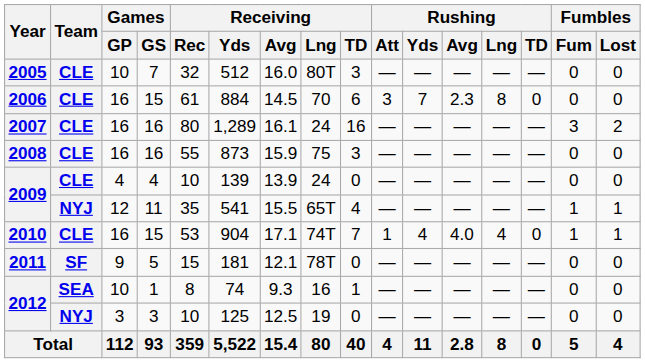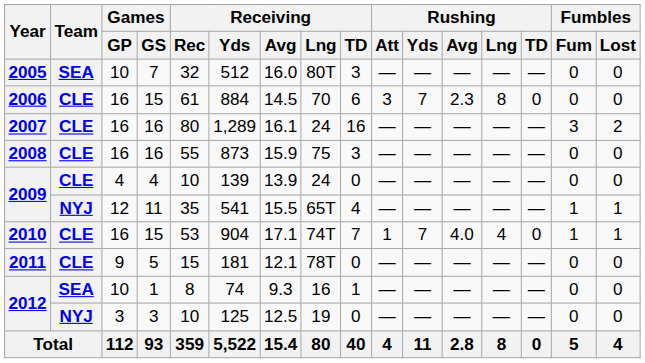(76, 72) CLE -> (76, 72) SEA
(423, 235) 4 -> (423, 235) 7
(76, 262) SF -> (76, 262) CLE
